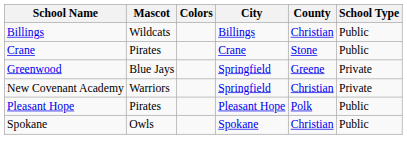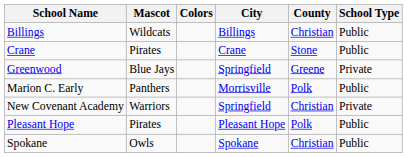+ row: (45, 87)
